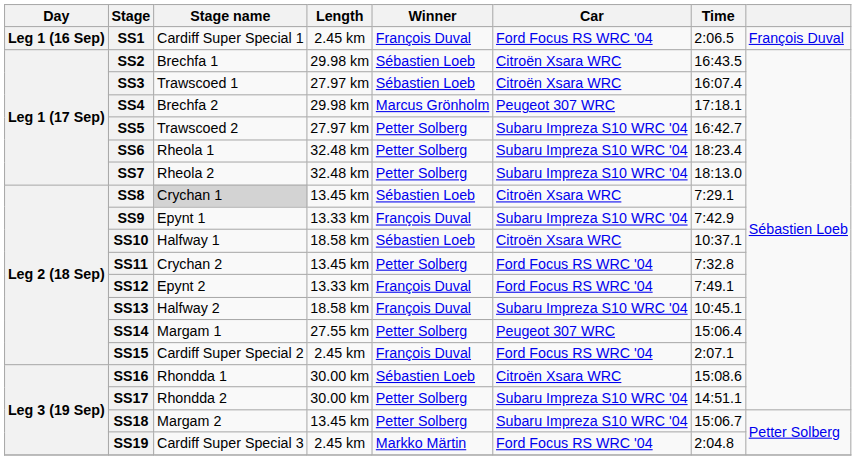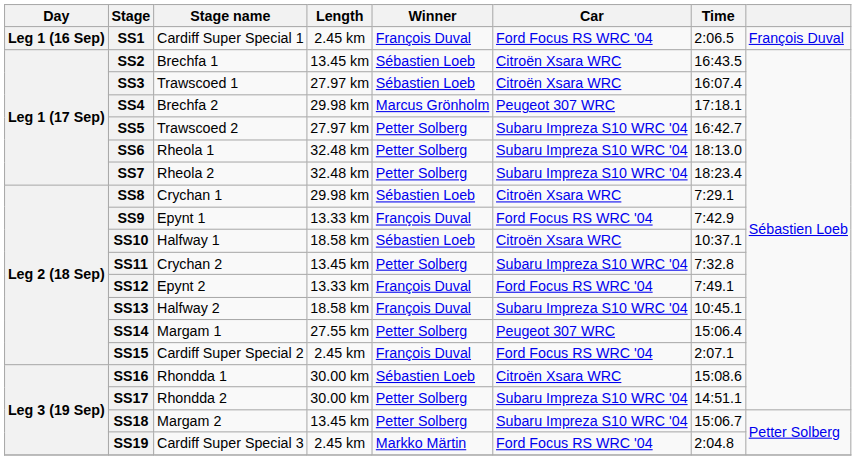(340, 60) 29.98 km -> (340, 60) 13.45 km
(718, 150) 18:23.4 -> (718, 150) 18:13.0
(718, 173) 18:13.0 -> (718, 173) 18:23.4
(190, 195) lightgrey background -> (190, 195) no background
(340, 195) 13.45 km -> (340, 195) 29.98 km
(592, 218) Subaru Impreza S10 WRC '04 -> (574, 218) Ford Focus RS WRC '04
(574, 263) Ford Focus RS WRC '04 -> (592, 263) Subaru Impreza S10 WRC '04
